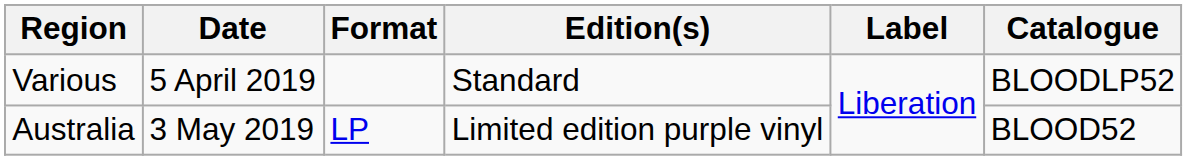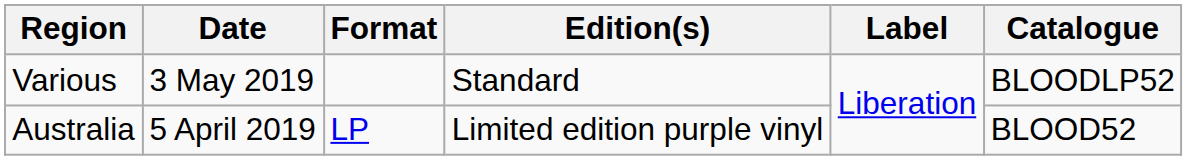(233, 79) 5 April 2019 -> (232, 79) 3 May 2019
(232, 129) 3 May 2019 -> (233, 129) 5 April 2019
